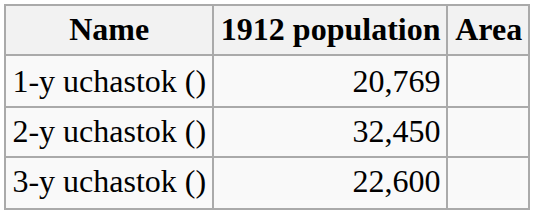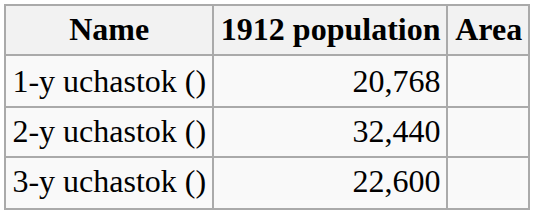(396, 80) 20,769 -> (396, 80) 20,768
(396, 131) 32,450 -> (396, 131) 32,440
